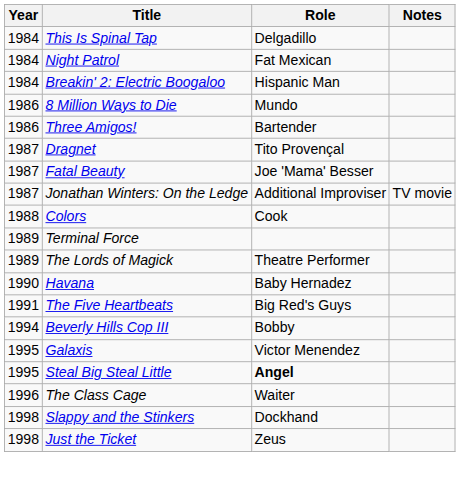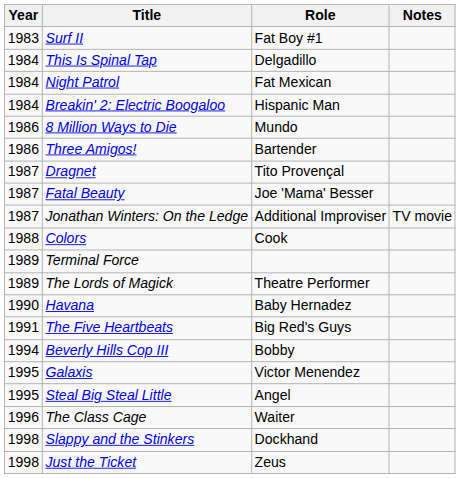+ row: (64, 37)
(274, 372) bold -> (273, 395) normal
